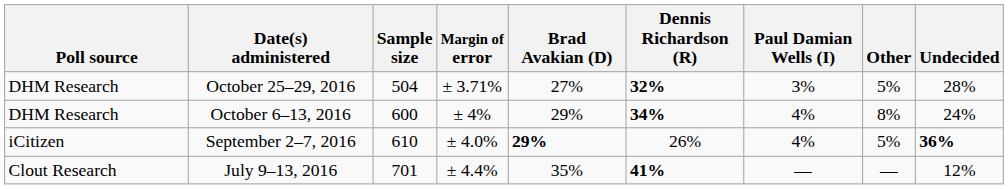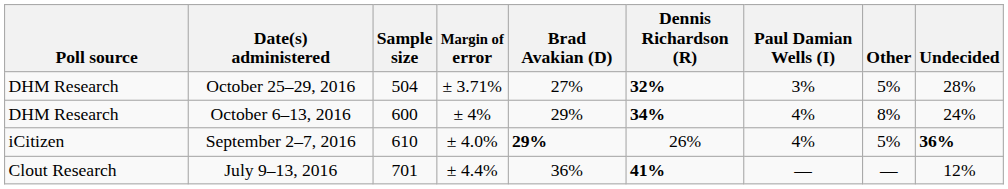(567, 169) 35% -> (567, 169) 36%
